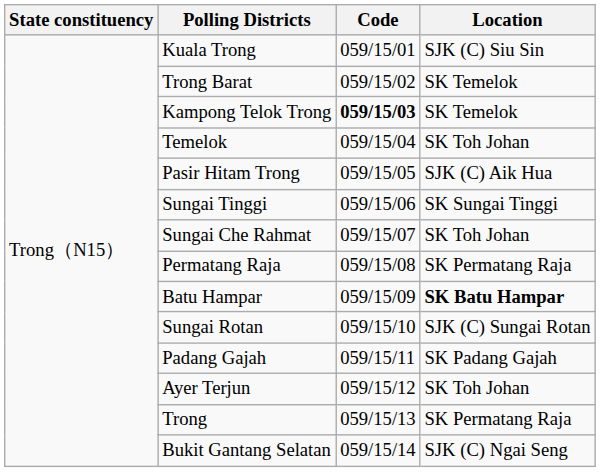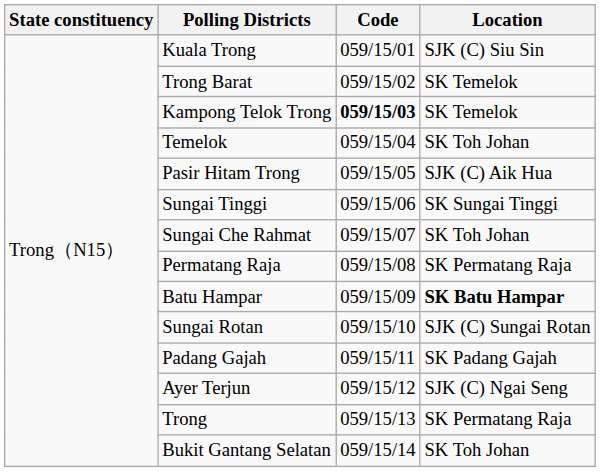(477, 388) SK Toh Johan -> (496, 388) SJK (C) Ngai Seng
(496, 449) SJK (C) Ngai Seng -> (477, 449) SK Toh Johan
